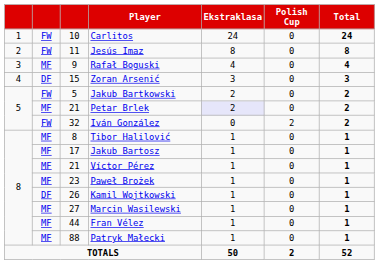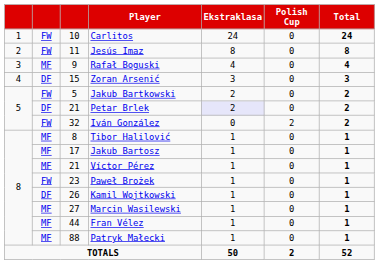(46, 108) MF -> (46, 108) DF
(46, 180) MF -> (46, 180) FW
